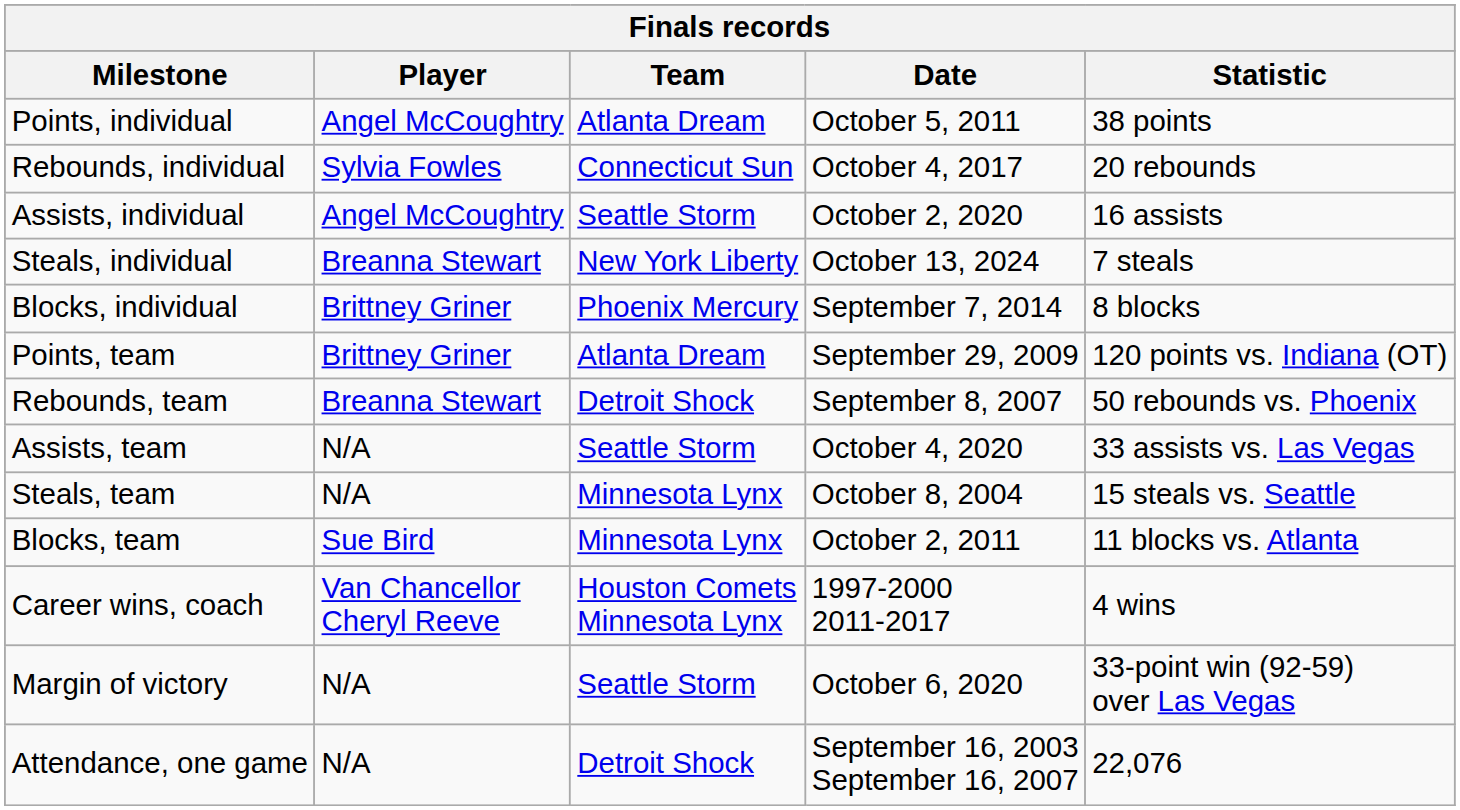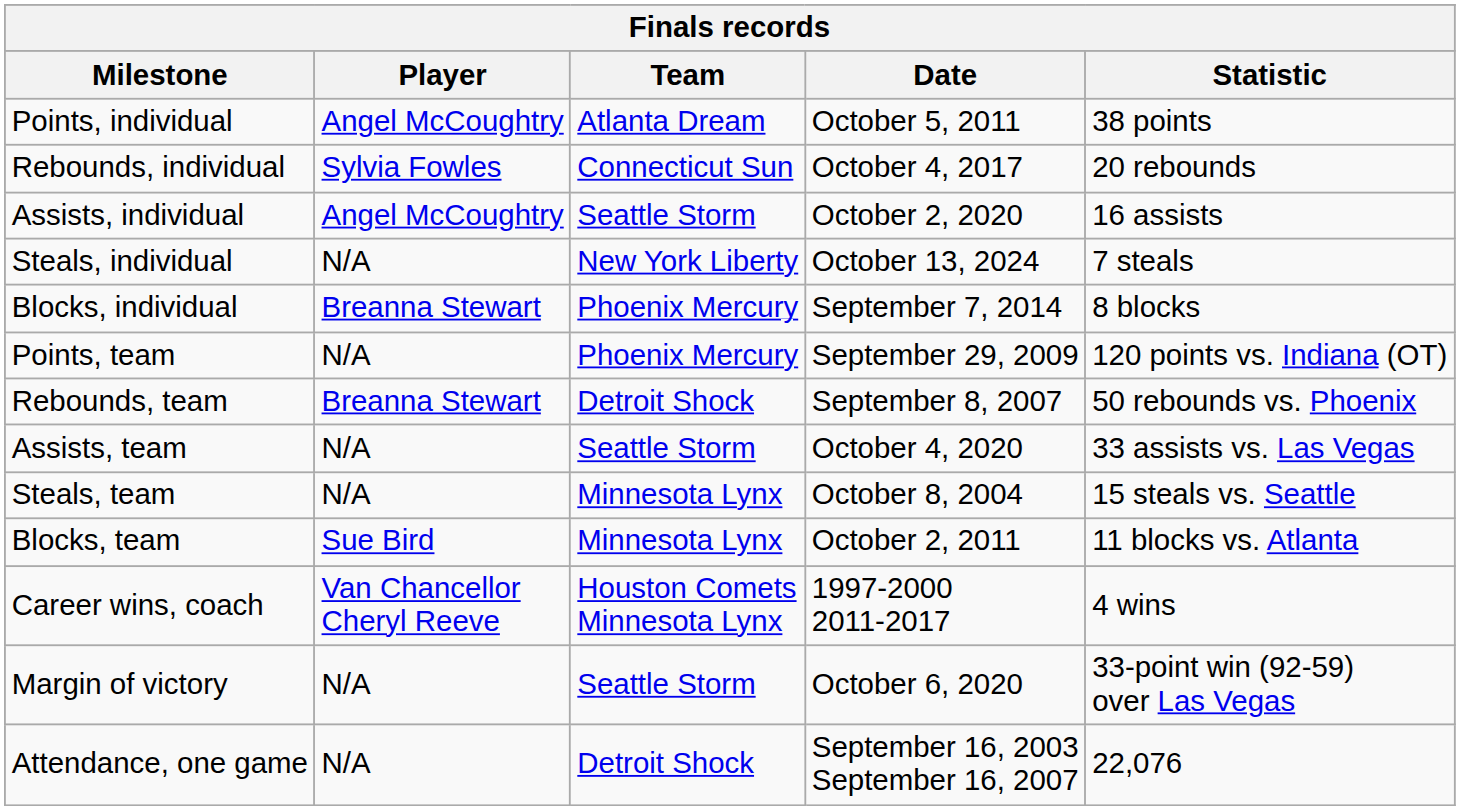(431, 261) Breanna Stewart -> (346, 261) N/A
(416, 307) Brittney Griner -> (431, 307) Breanna Stewart
(416, 354) Brittney Griner -> (346, 354) N/A
(671, 354) Atlanta Dream -> (688, 354) Phoenix Mercury
